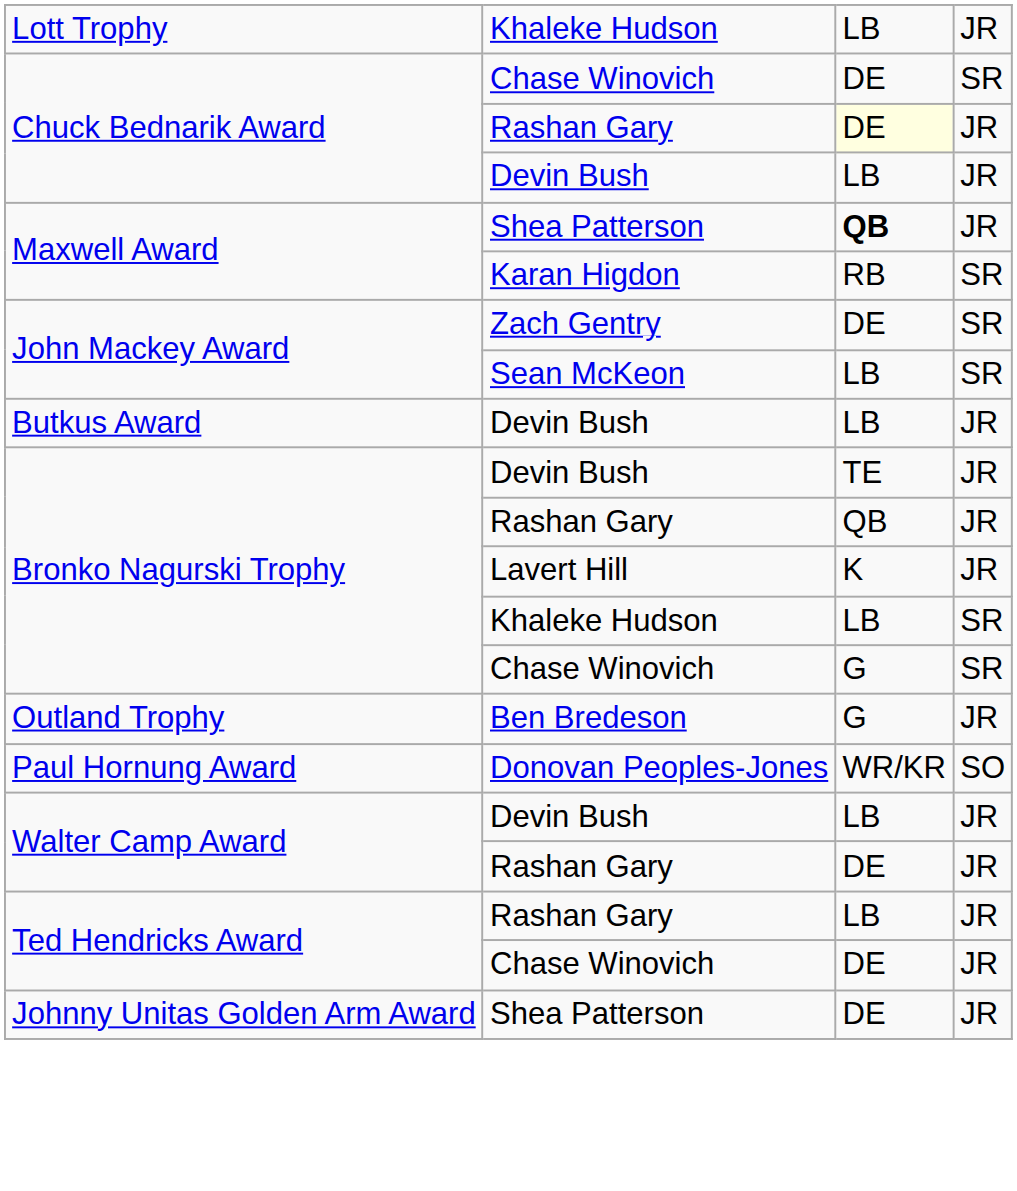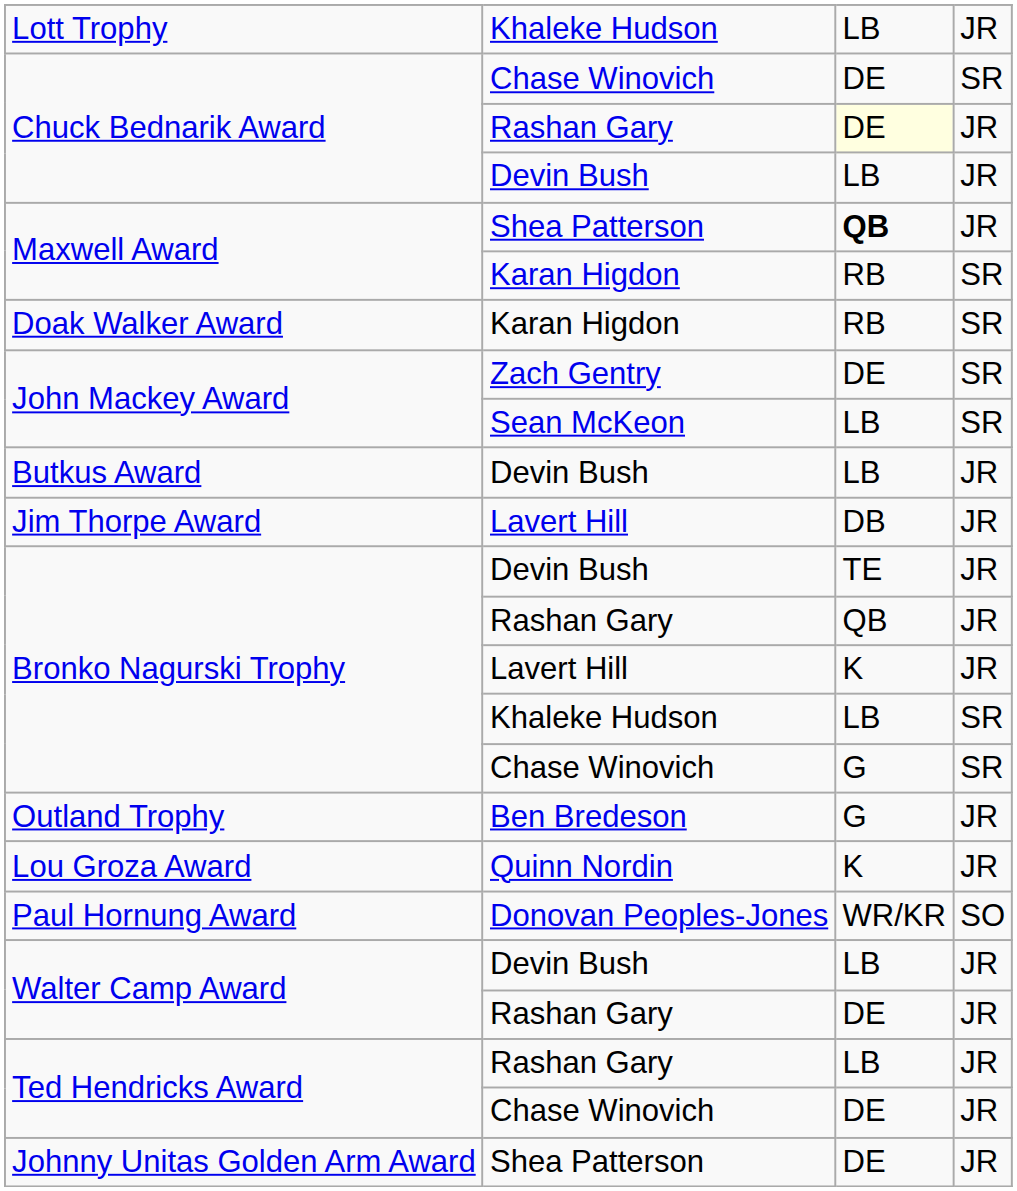+ row: (148, 324)
+ row: (137, 521)
+ row: (132, 865)
